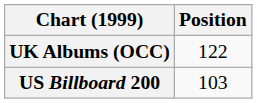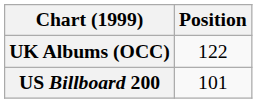(213, 82) 103 -> (213, 82) 101
